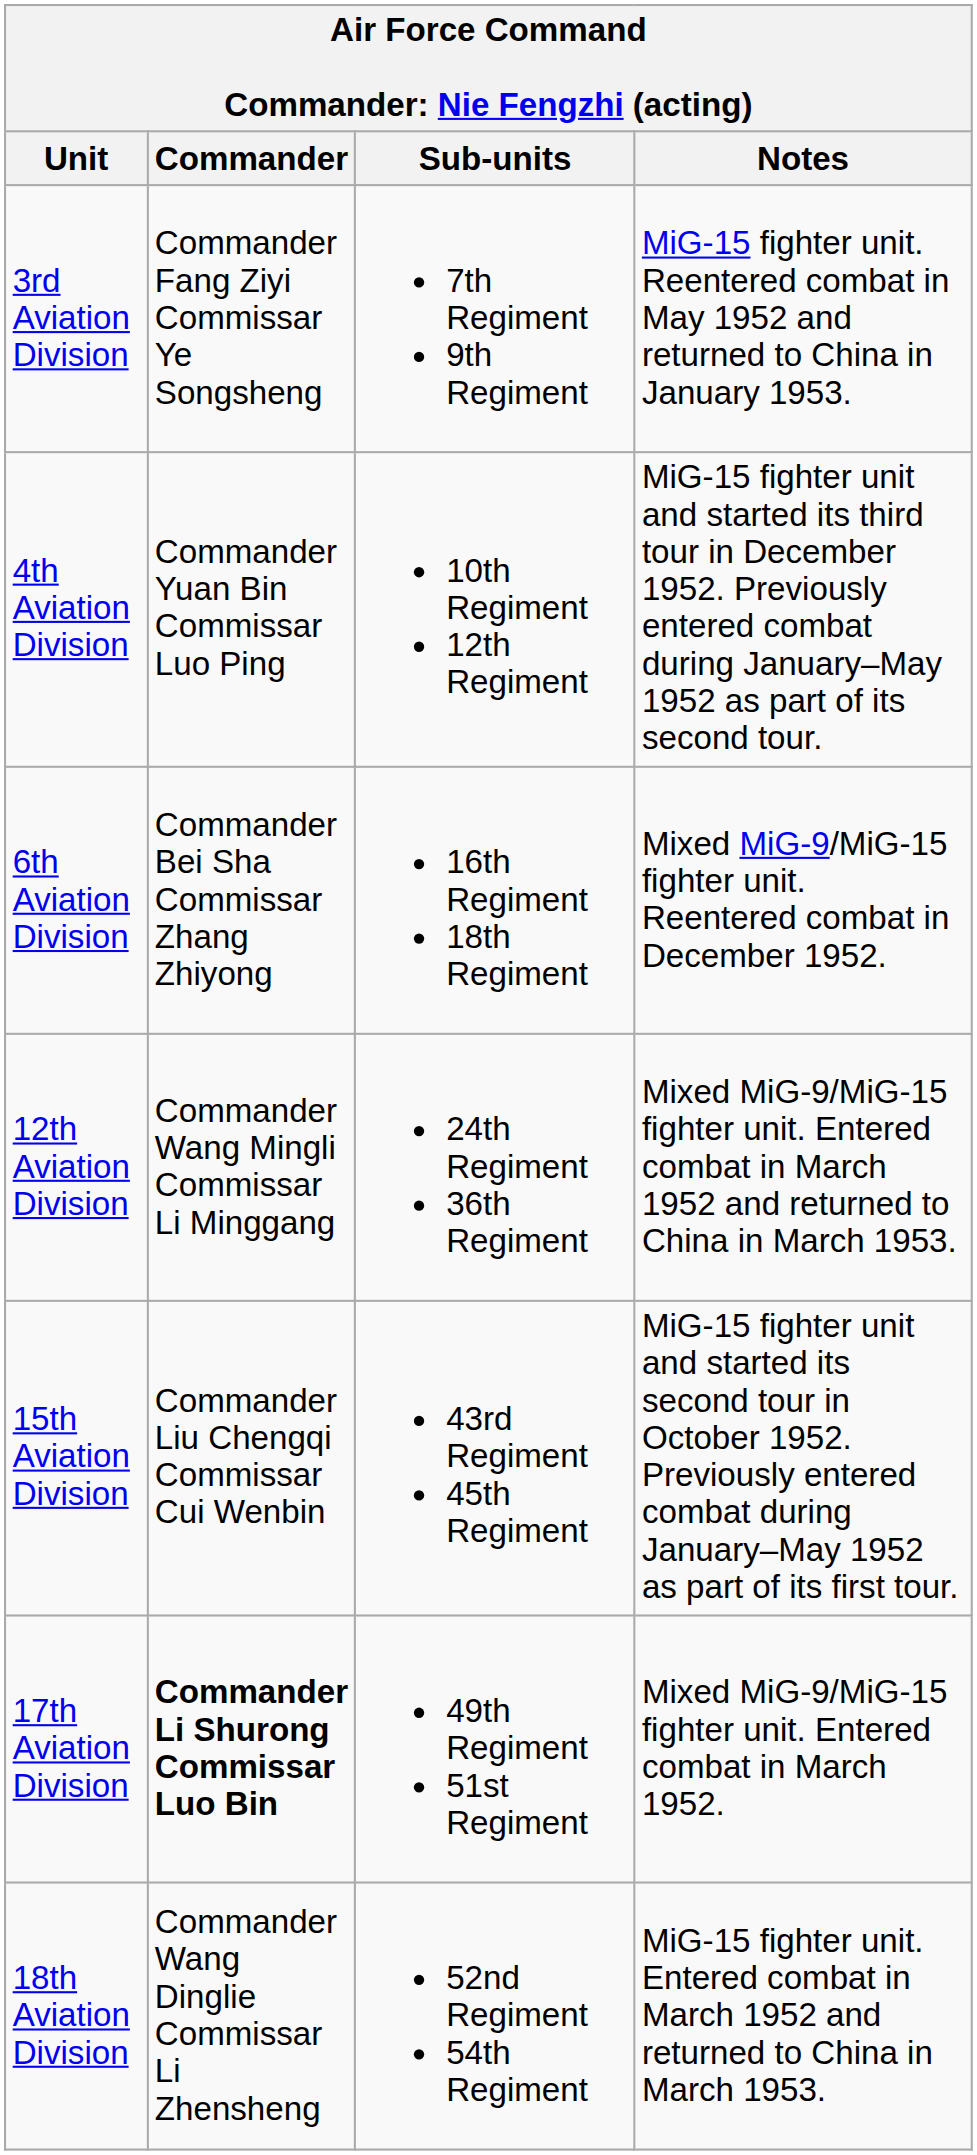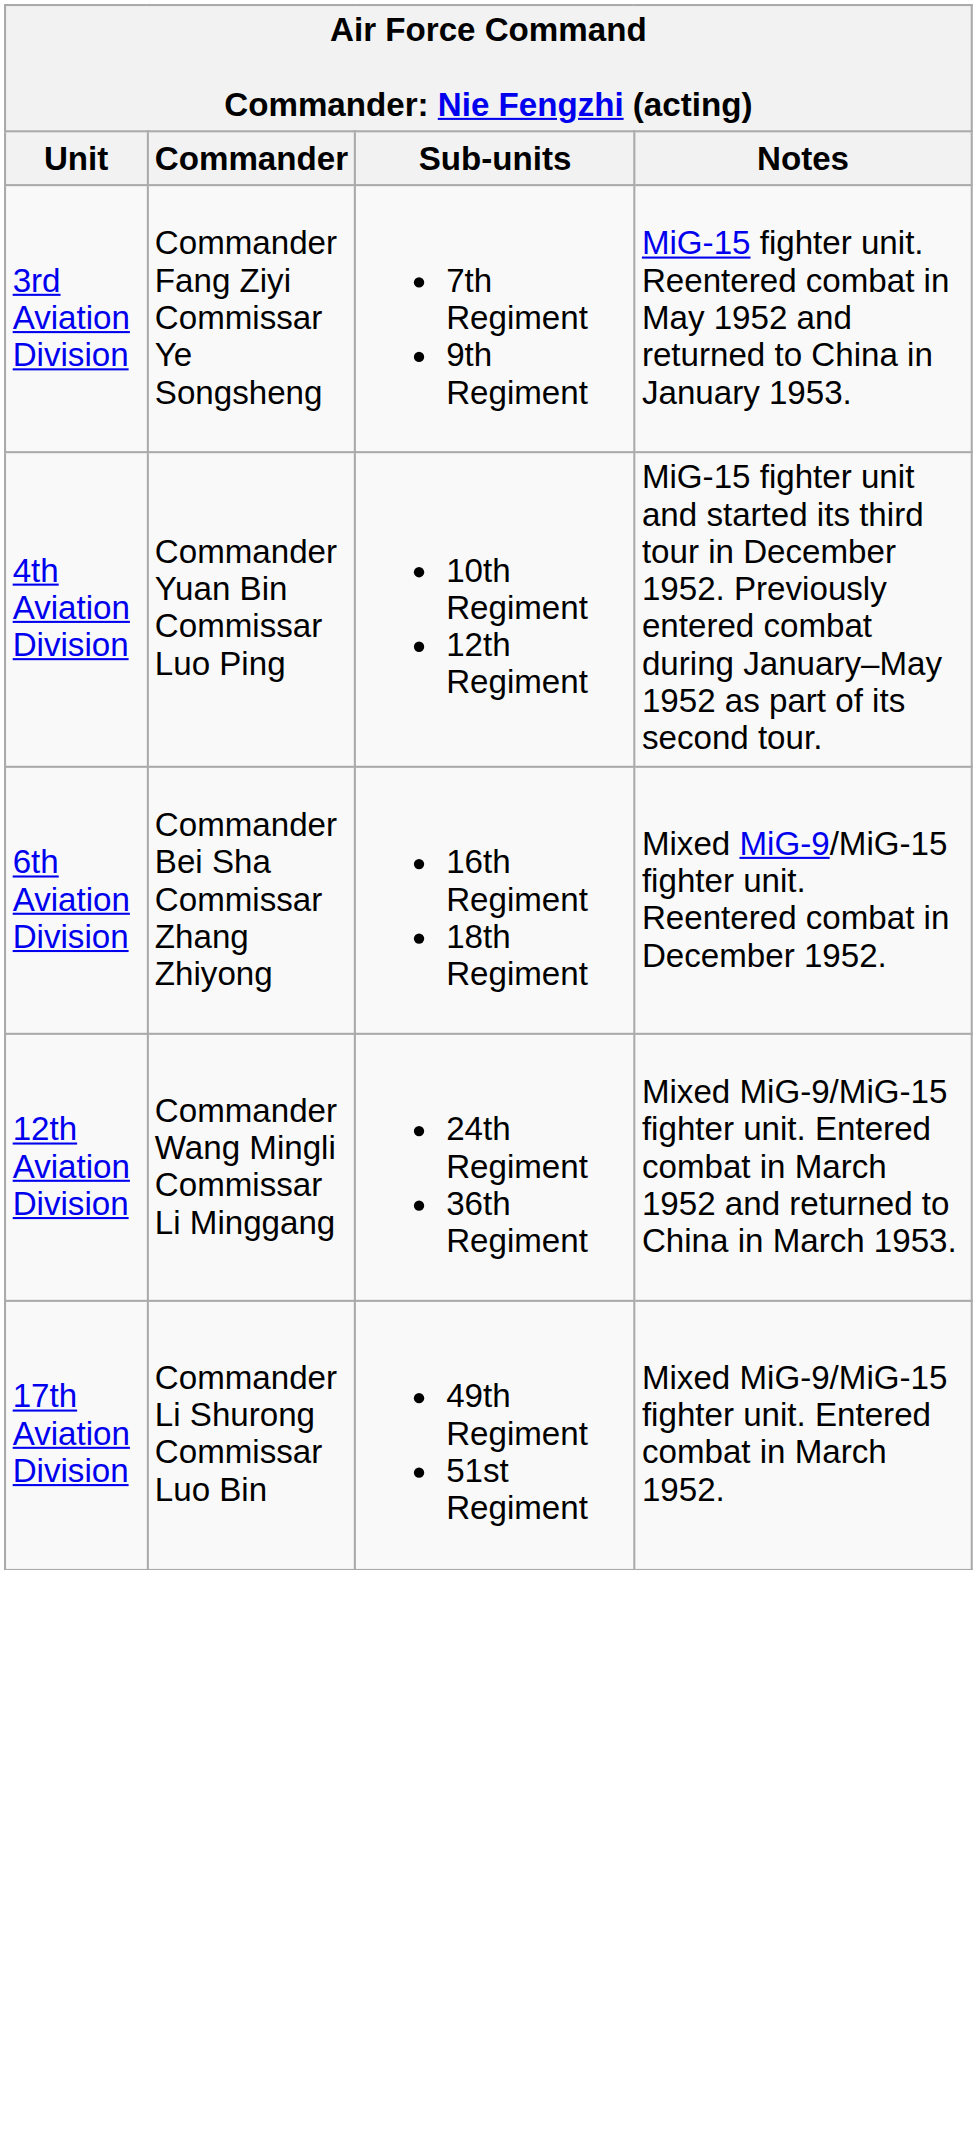- row: (71, 1457)
(251, 1748) bold -> (246, 1434) normal
- row: (71, 2015)
